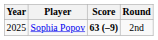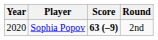(16, 27) 2025 -> (16, 27) 2020
